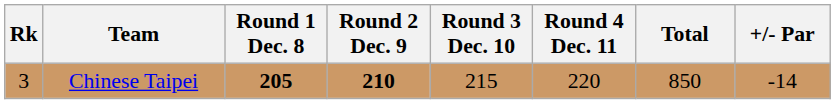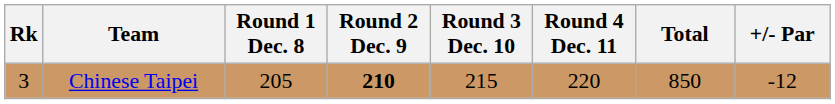(276, 80) bold -> (276, 80) normal
(782, 80) -14 -> (782, 80) -12
